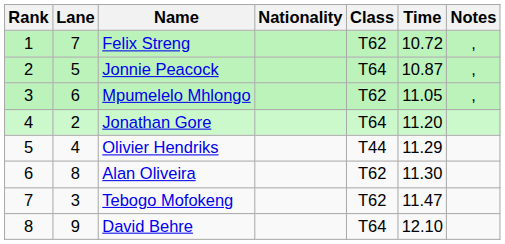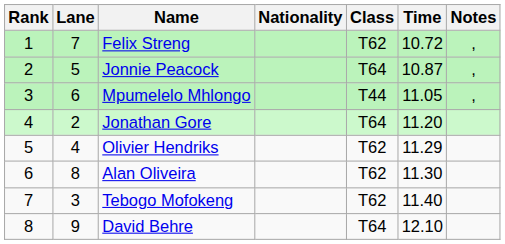(372, 95) T62 -> (372, 95) T44
(372, 148) T44 -> (372, 148) T62
(422, 200) 11.47 -> (422, 200) 11.40
